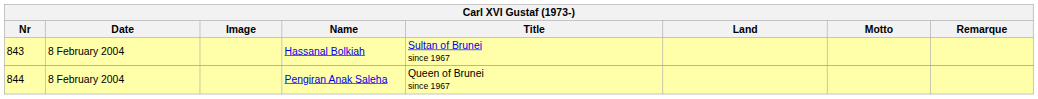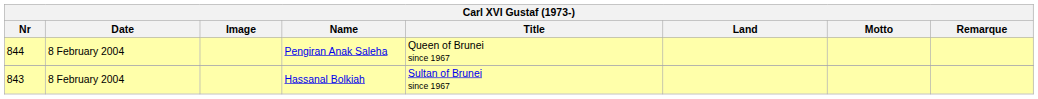rows swapped: (325, 51) <-> (336, 79)
